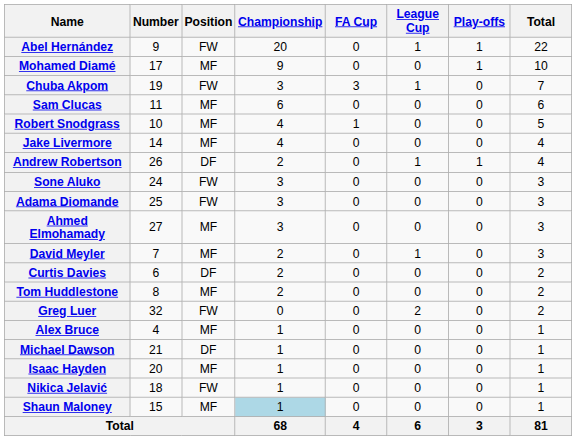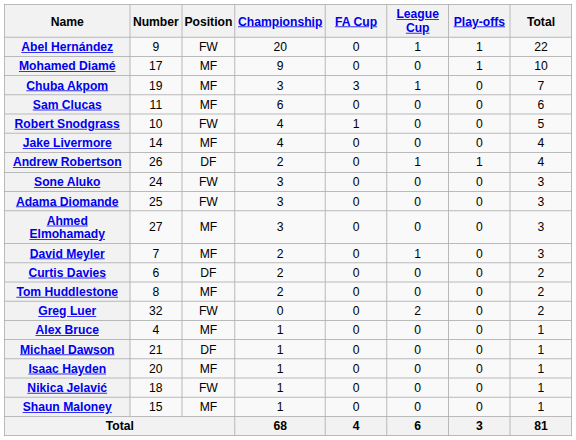(208, 86) FW -> (208, 86) MF
(208, 124) MF -> (208, 124) FW
(280, 407) lightblue background -> (280, 407) no background
